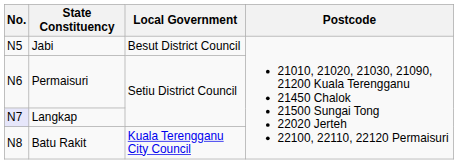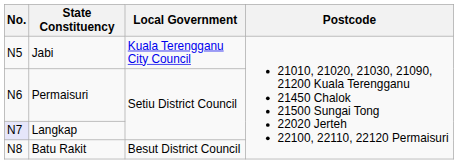(184, 45) Besut District Council -> (176, 52) Kuala Terengganu City Council
(176, 142) Kuala Terengganu City Council -> (184, 149) Besut District Council
